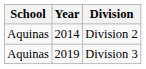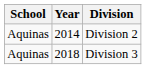(67, 53) 2019 -> (67, 53) 2018
